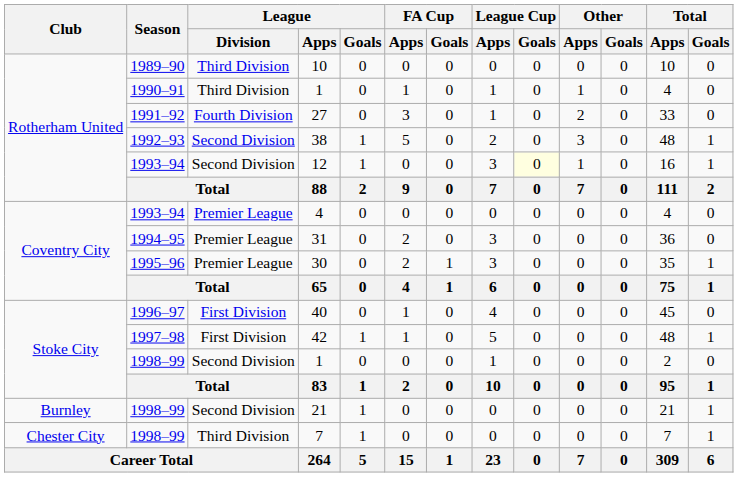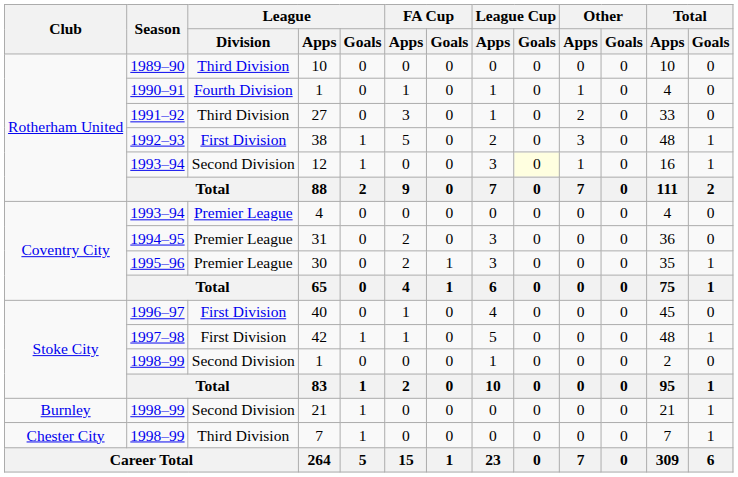(243, 90) Third Division -> (243, 90) Fourth Division
(243, 115) Fourth Division -> (243, 115) Third Division
(243, 139) Second Division -> (243, 139) First Division
